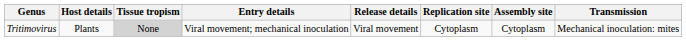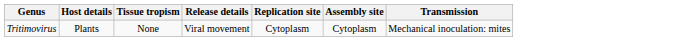- column: (266, 12)
(148, 28) lightgrey background -> (148, 28) no background
